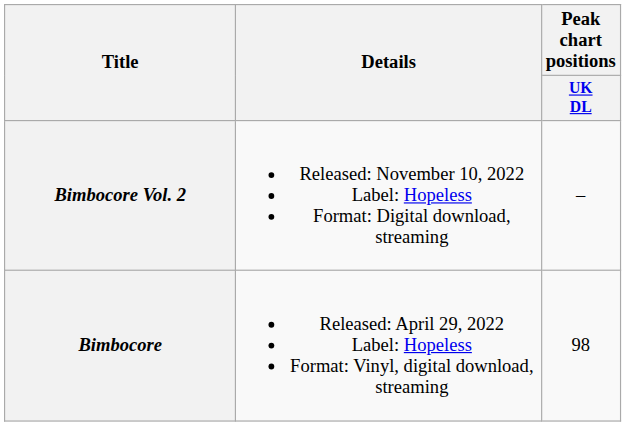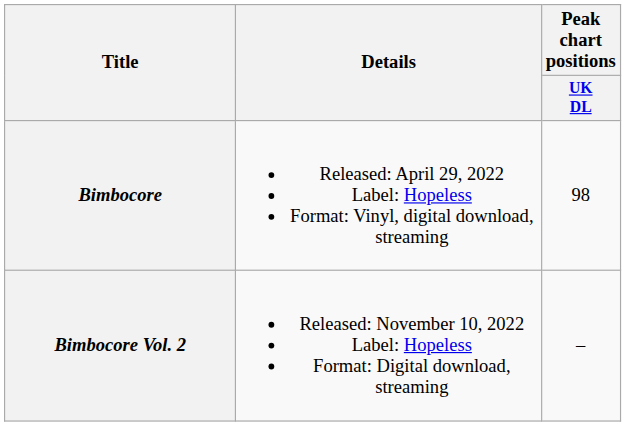rows swapped: (120, 345) <-> (120, 195)
